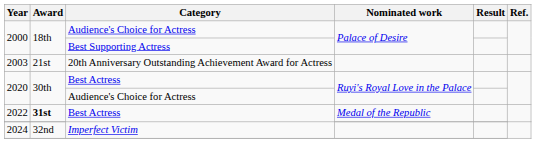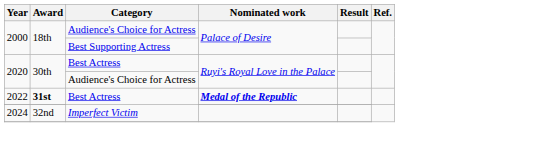- row: (17, 63)
(384, 113) normal -> (249, 96) bold
